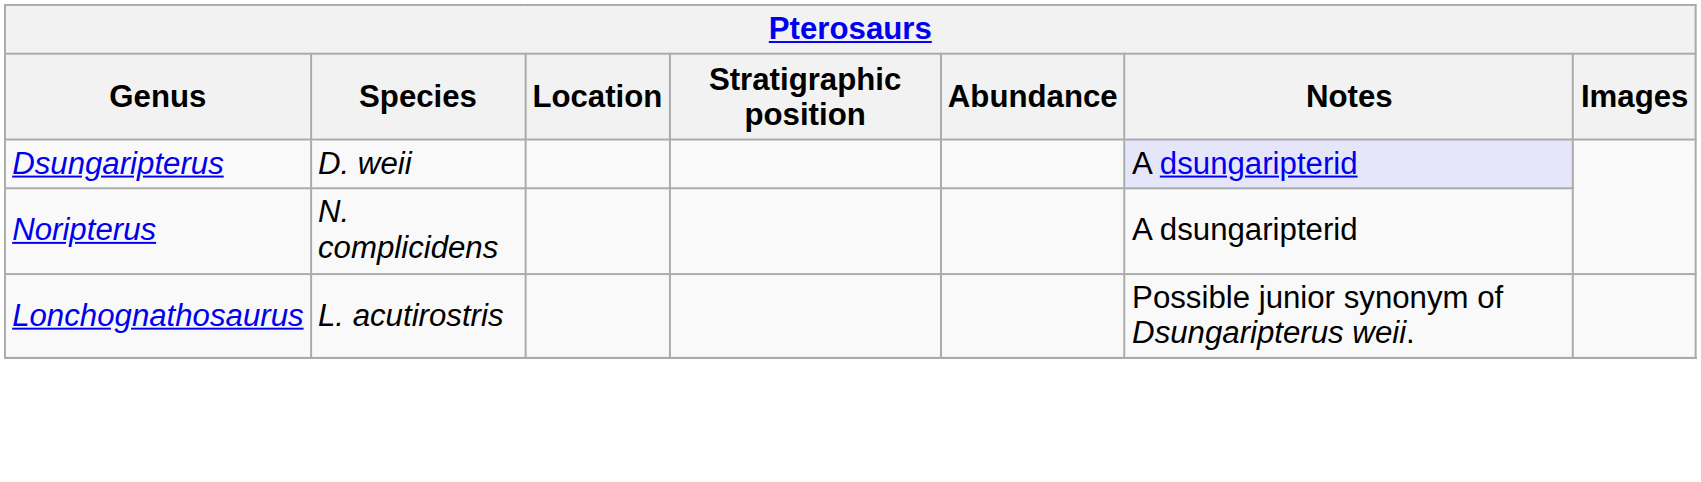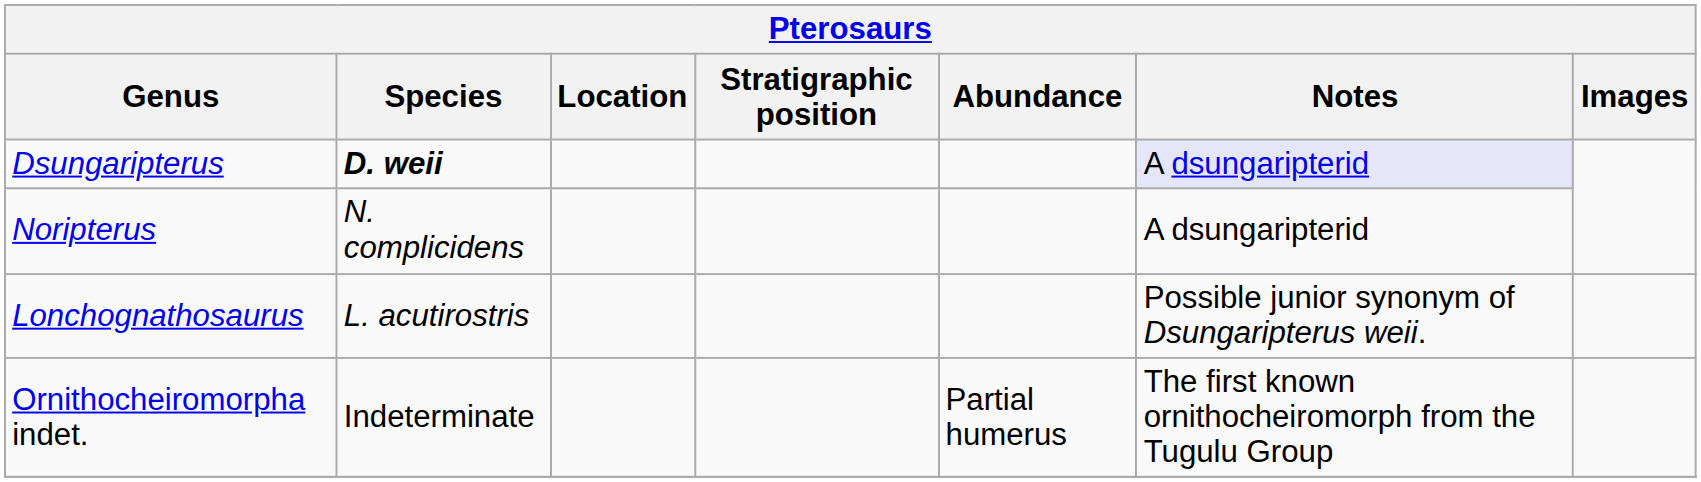(365, 163) normal -> (393, 163) bold
+ row: (159, 417)
